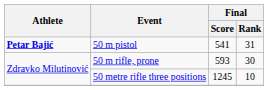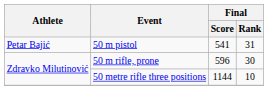(30, 45) bold -> (28, 45) normal
(222, 61) 593 -> (222, 61) 596
(222, 77) 1245 -> (222, 77) 1144
